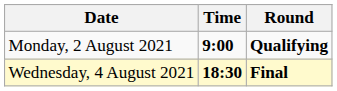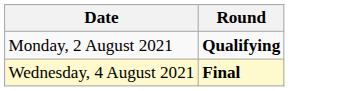- column: (222, 18)
